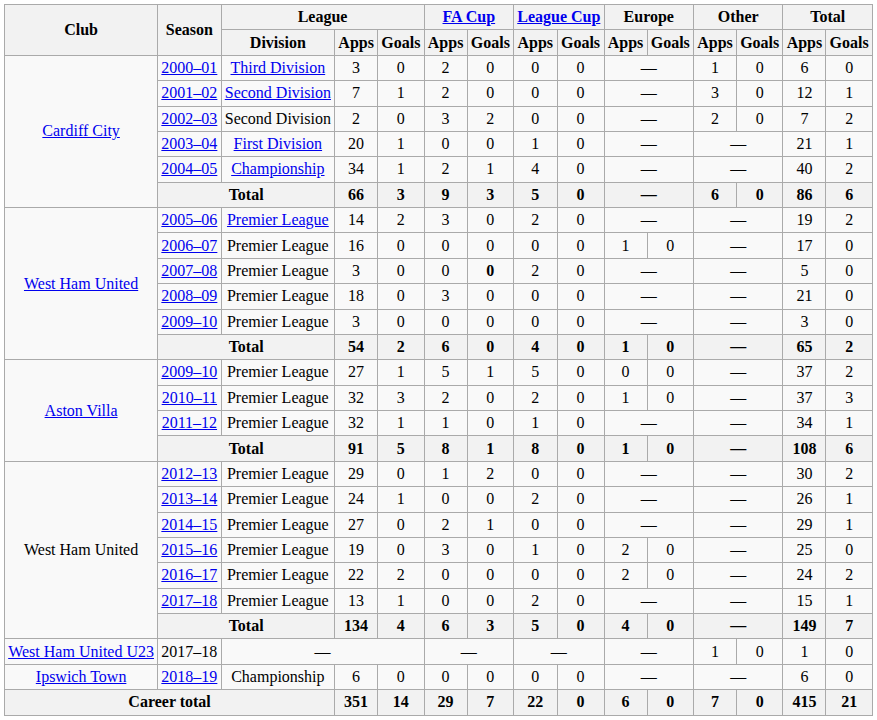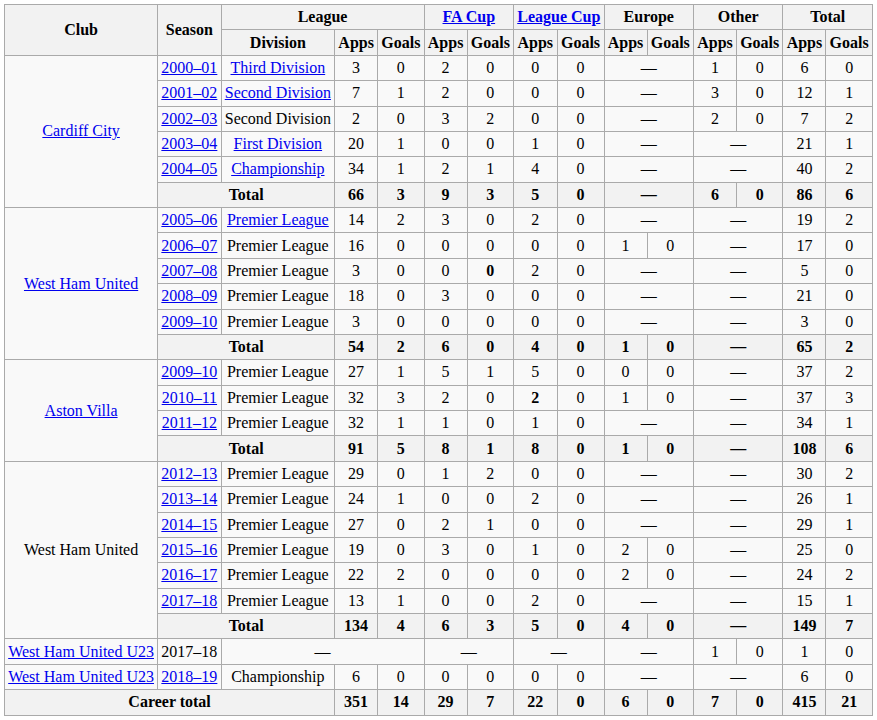(535, 397) normal -> (535, 397) bold
(81, 676) Ipswich Town -> (81, 676) West Ham United U23
